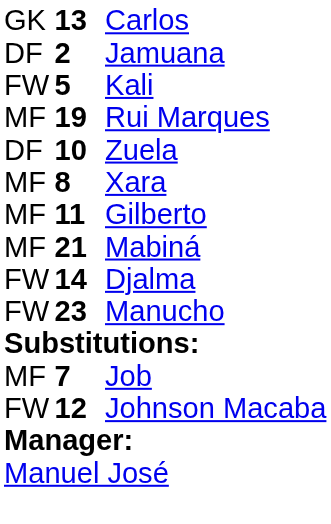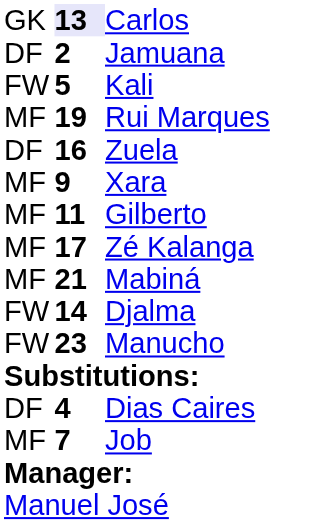(71, 20) no background -> (71, 20) lavender background
(71, 149) 10 -> (71, 149) 16
(63, 182) 8 -> (63, 182) 9
+ row: (179, 246)
+ row: (180, 408)
- row: (216, 408)
